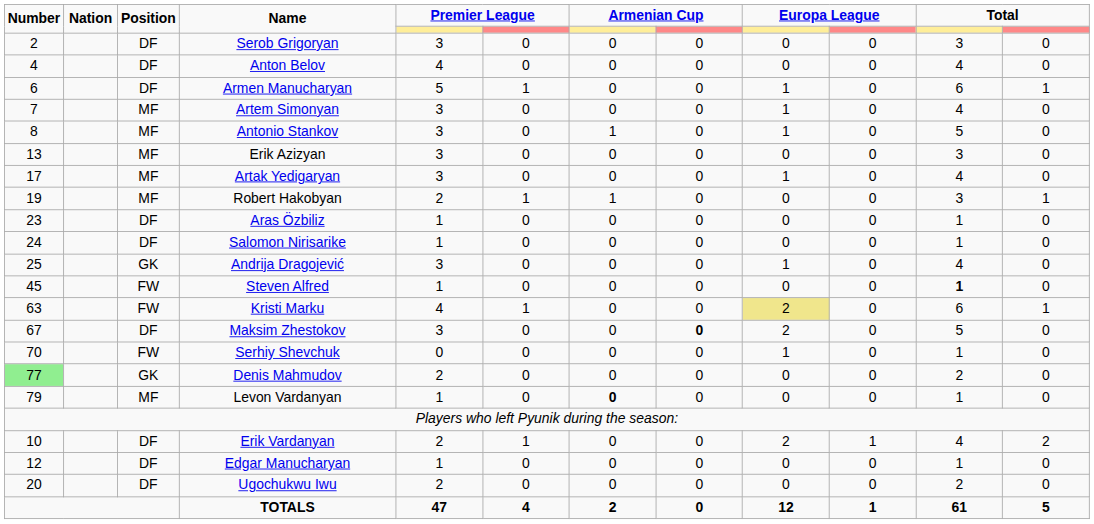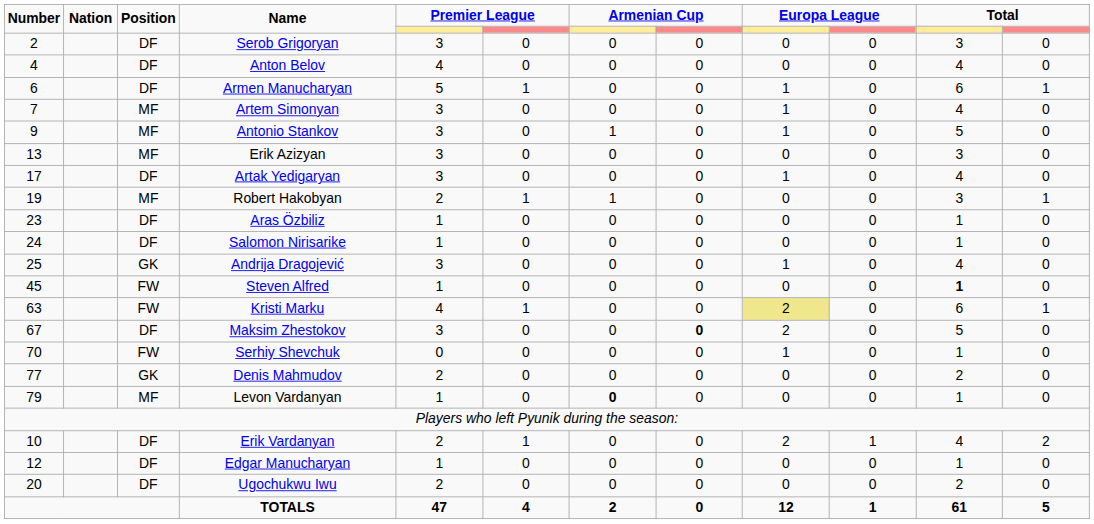(34, 132) 8 -> (34, 132) 9
(148, 176) MF -> (148, 176) DF
(34, 375) lightgreen background -> (34, 375) no background
